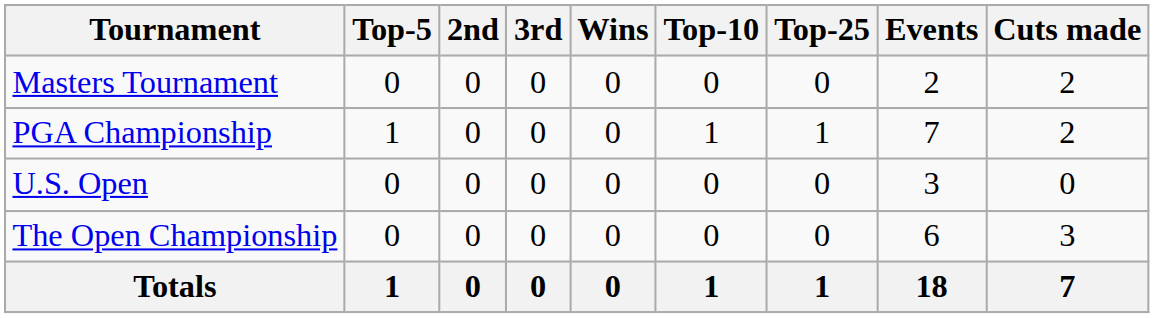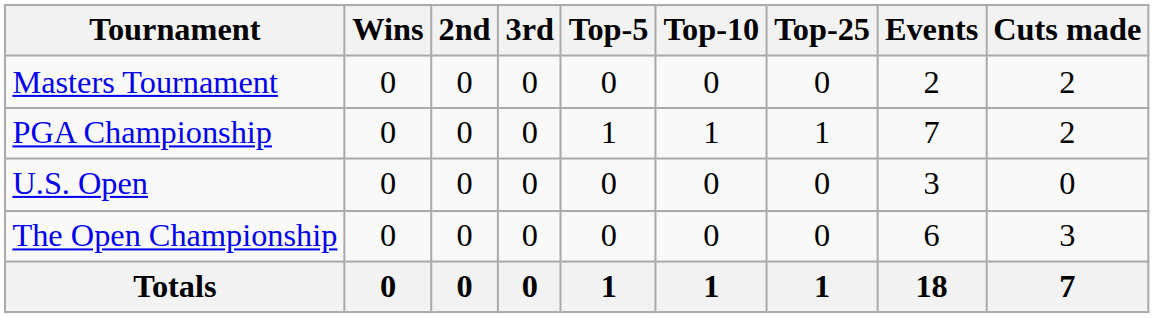columns swapped: (613, 30) <-> (392, 30)
